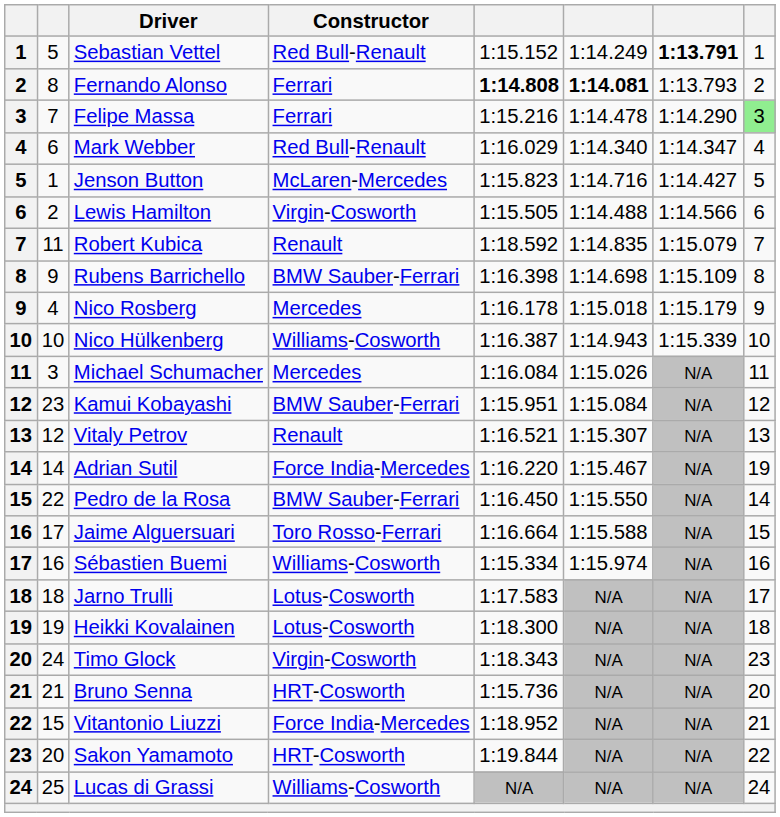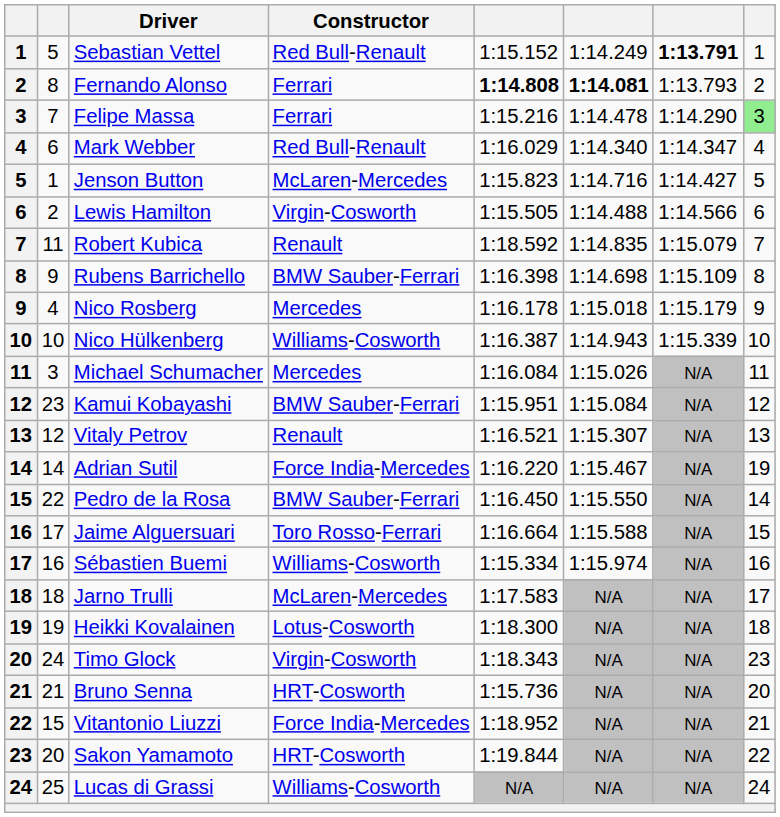(343, 595) Lotus-Cosworth -> (360, 595) McLaren-Mercedes
